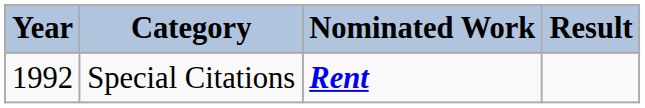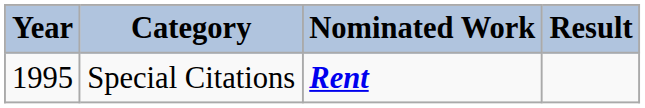(43, 77) 1992 -> (43, 77) 1995
